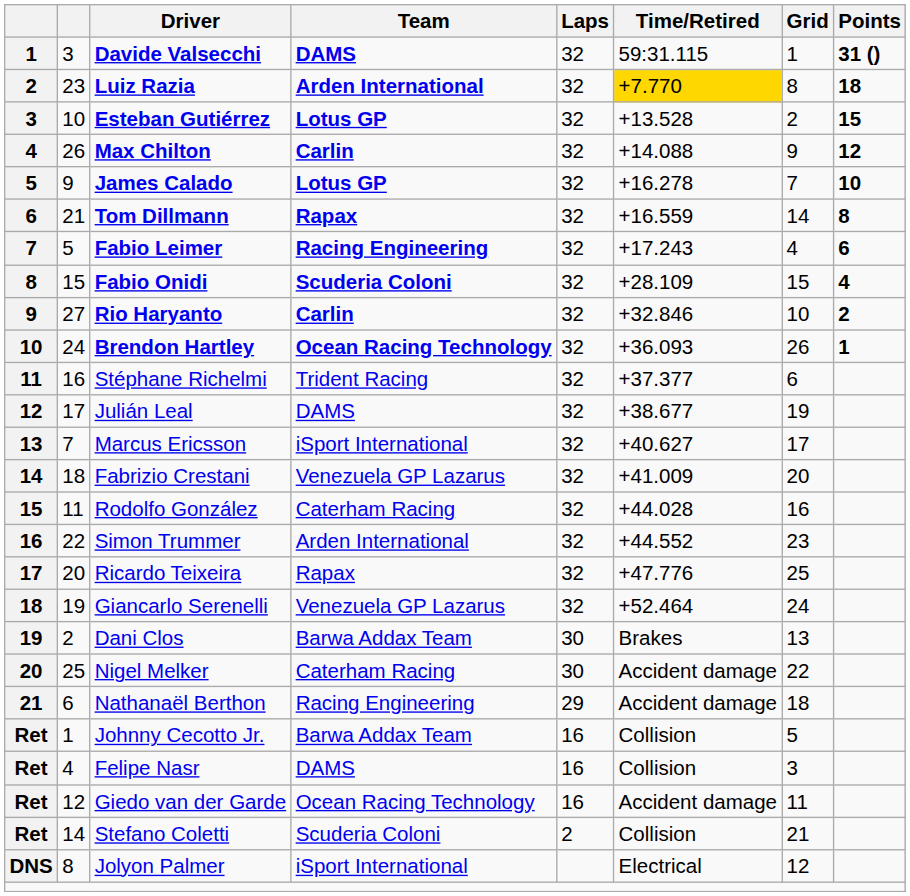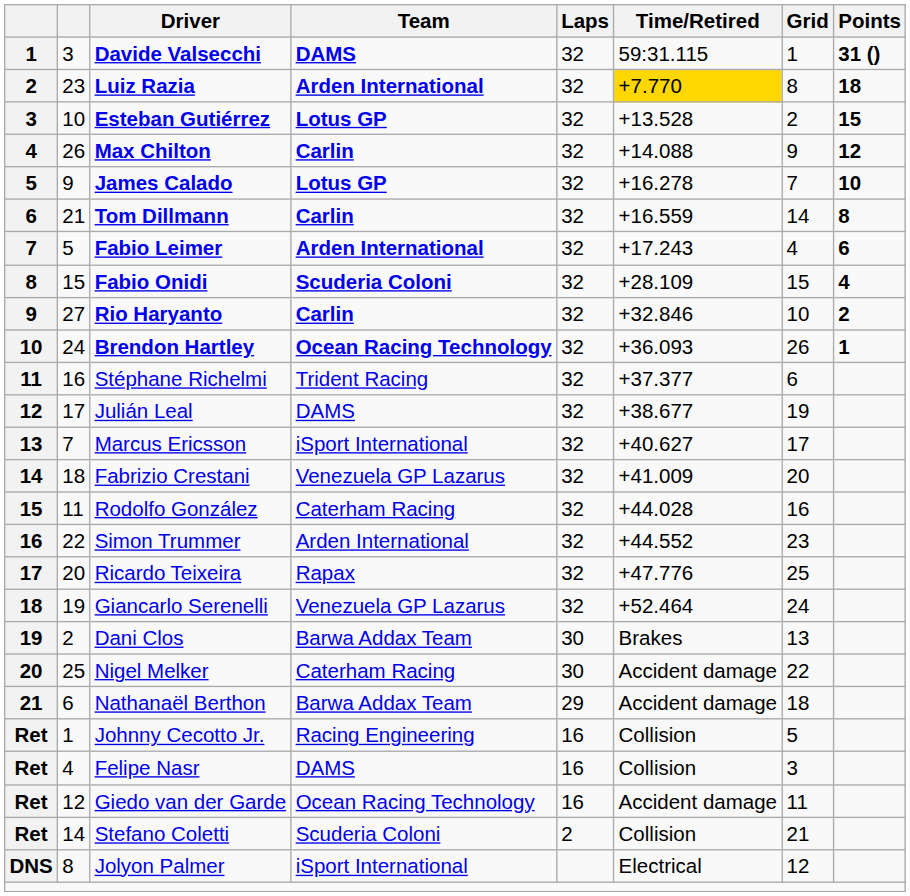(326, 216) Rapax -> (325, 216) Carlin
(392, 248) Racing Engineering -> (390, 248) Arden International
(385, 703) Racing Engineering -> (384, 703) Barwa Addax Team
(384, 736) Barwa Addax Team -> (385, 736) Racing Engineering
